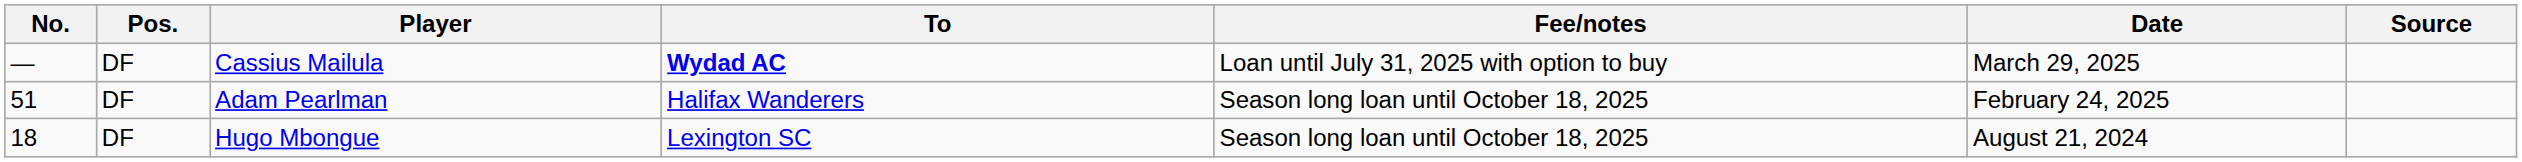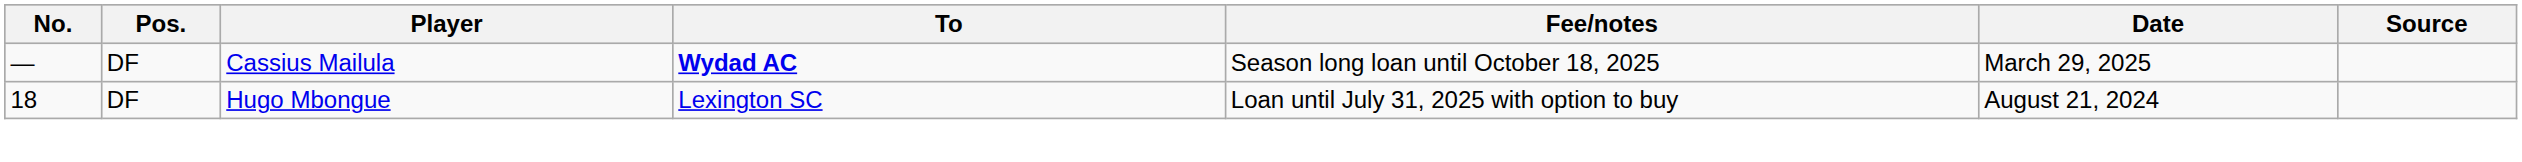(1443, 62) Loan until July 31, 2025 with option to buy -> (1445, 62) Season long loan until October 18, 2025
- row: (301, 100)
(1434, 138) Season long loan until October 18, 2025 -> (1455, 100) Loan until July 31, 2025 with option to buy
